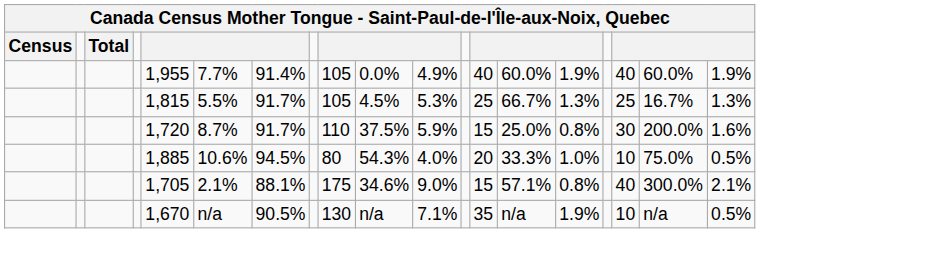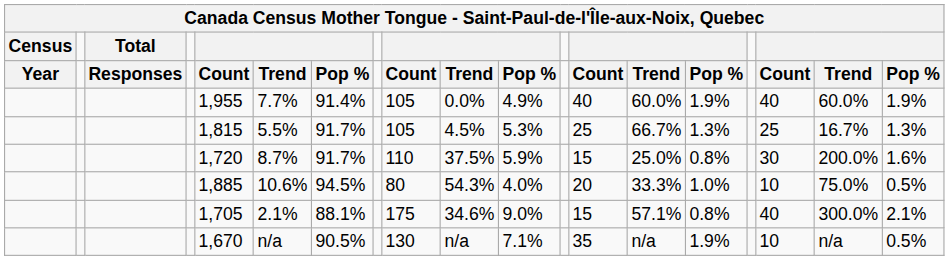+ row: (40, 74)
